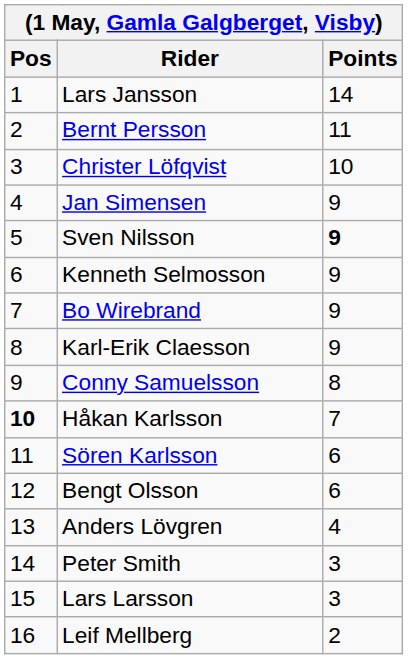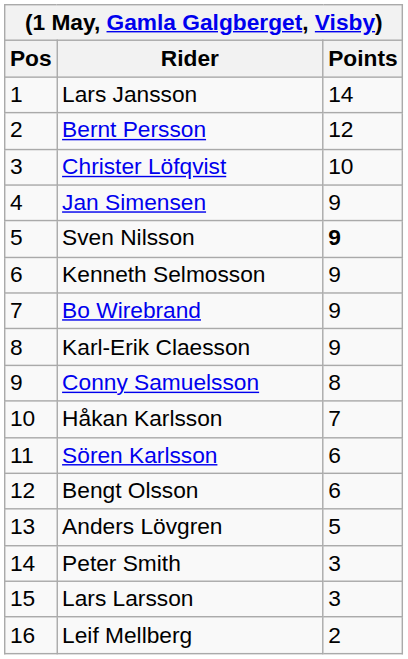(340, 130) 11 -> (341, 130) 12
(23, 418) bold -> (23, 418) normal
(334, 526) 4 -> (334, 526) 5
